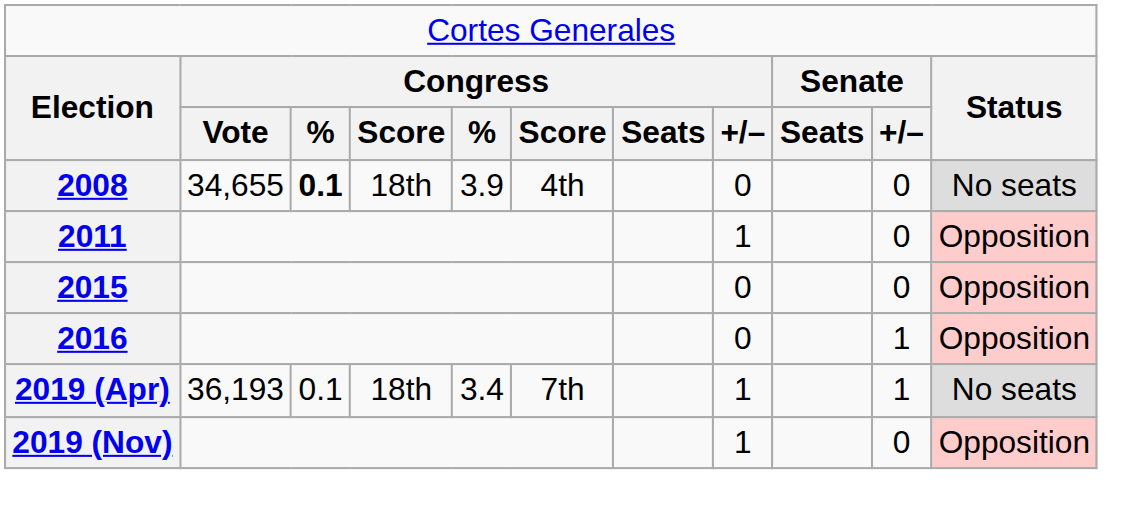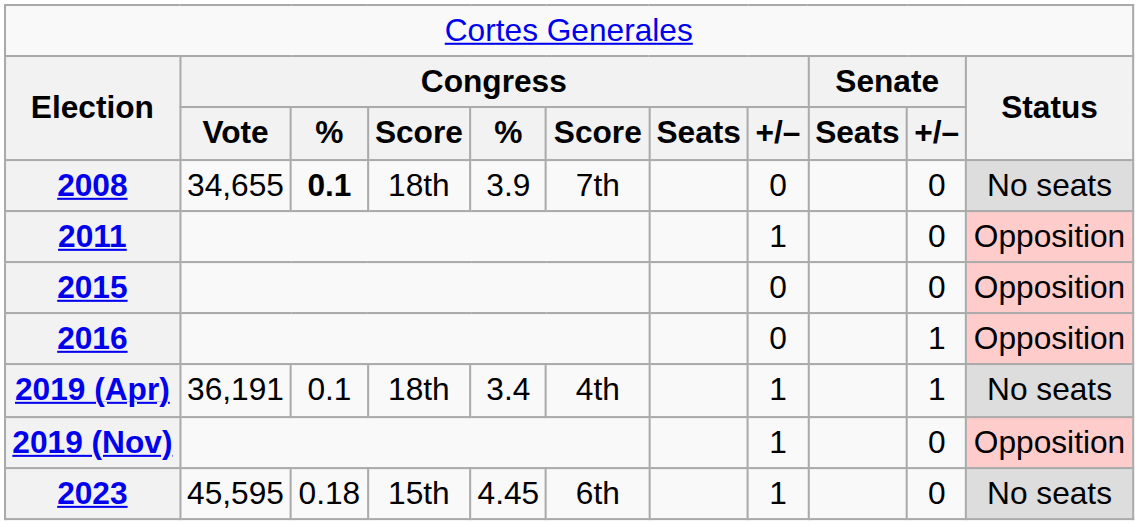(563, 183) 4th -> (598, 183) 7th
(236, 389) 36,193 -> (236, 389) 36,191
(563, 389) 7th -> (598, 389) 4th
+ row: (92, 492)
